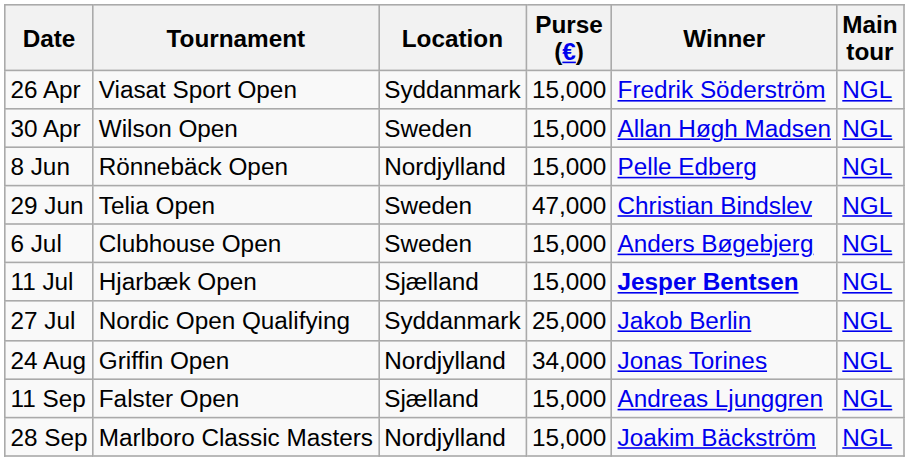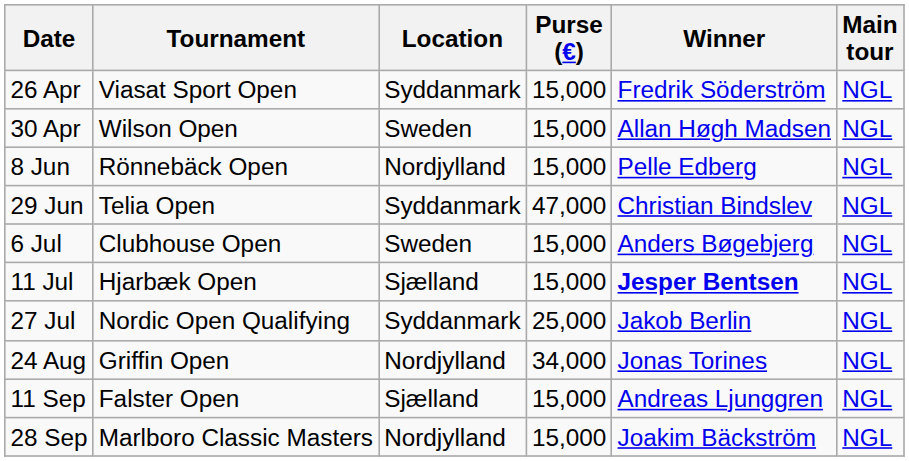(428, 205) Sweden -> (452, 205) Syddanmark
